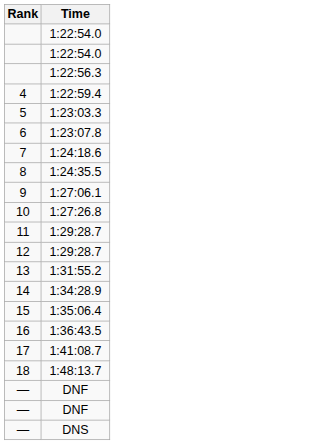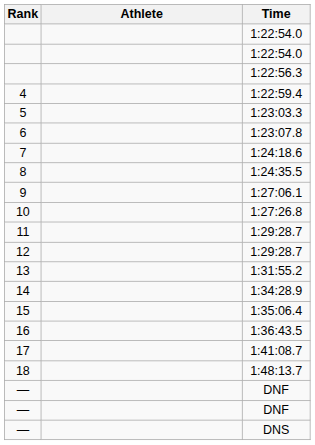+ column: (142, 14)
